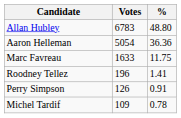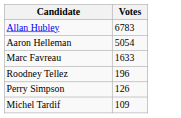- column: (162, 12)
